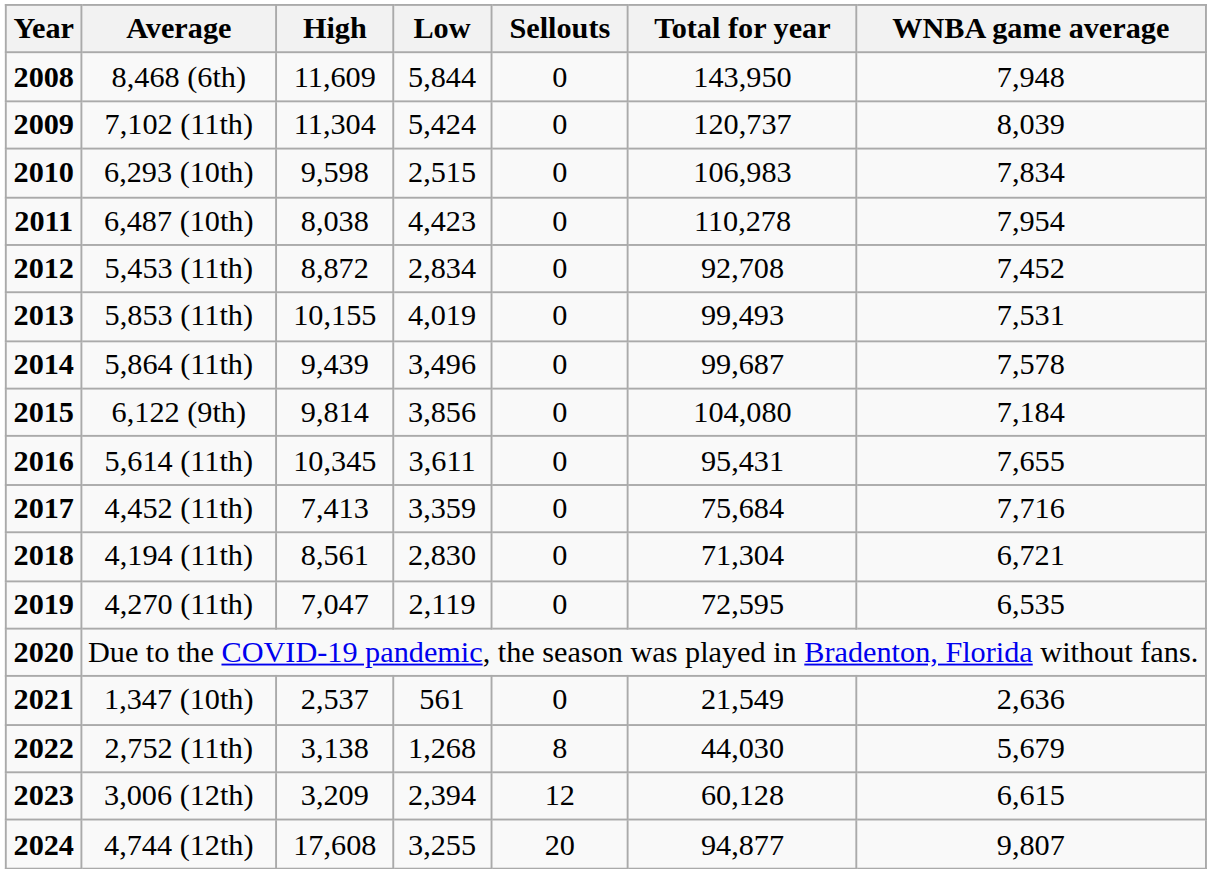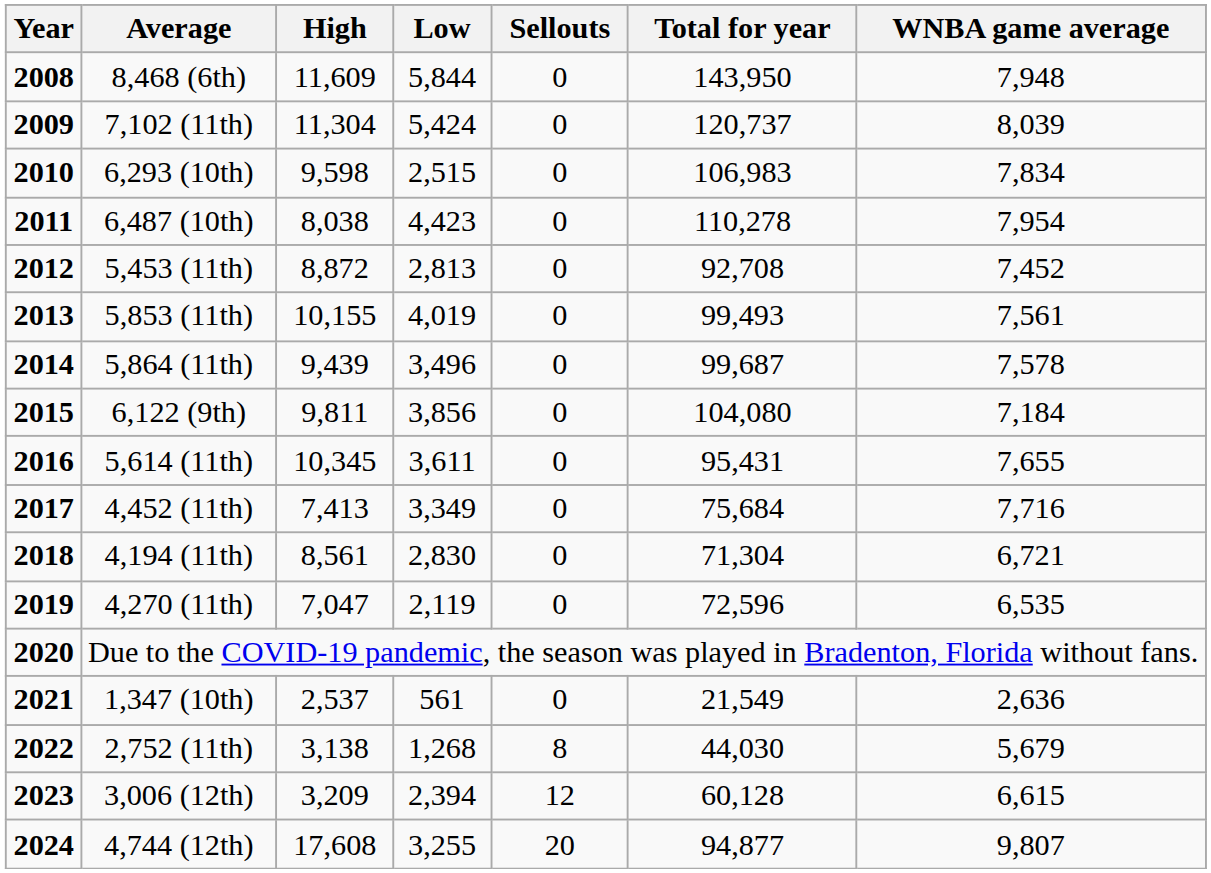(442, 268) 2,834 -> (442, 268) 2,813
(1031, 316) 7,531 -> (1031, 316) 7,561
(335, 412) 9,814 -> (335, 412) 9,811
(442, 508) 3,359 -> (442, 508) 3,349
(742, 603) 72,595 -> (742, 603) 72,596
